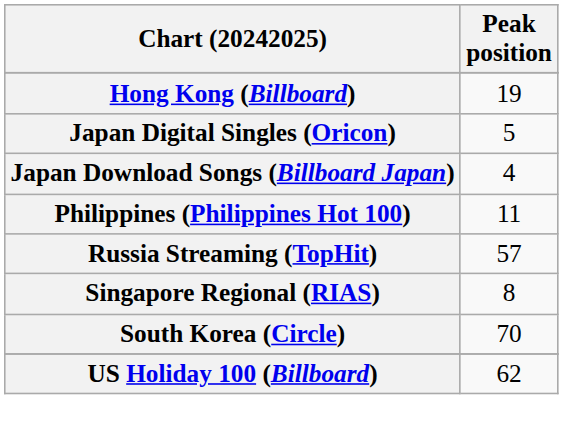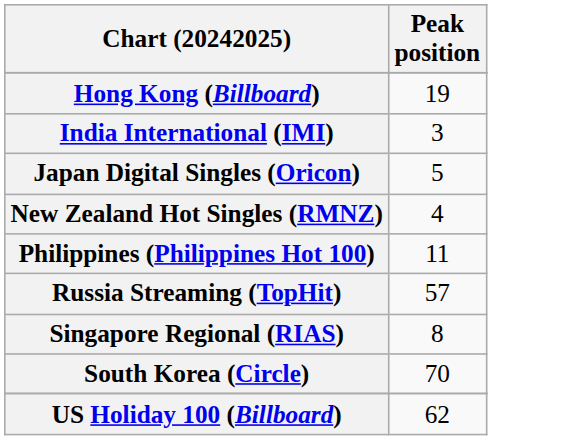+ row: (197, 133)
- row: (233, 173)
+ row: (197, 213)
